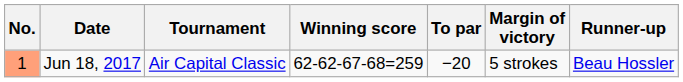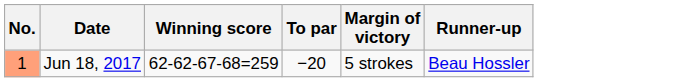- column: (217, 28)
